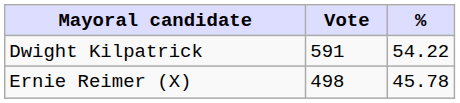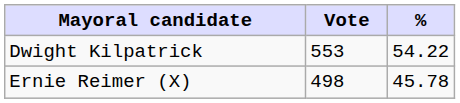(327, 51) 591 -> (327, 51) 553
